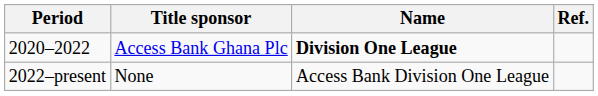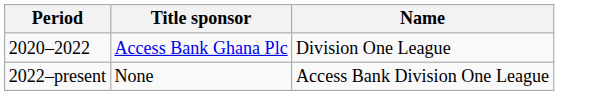- column: (573, 18)
(376, 47) bold -> (373, 47) normal
